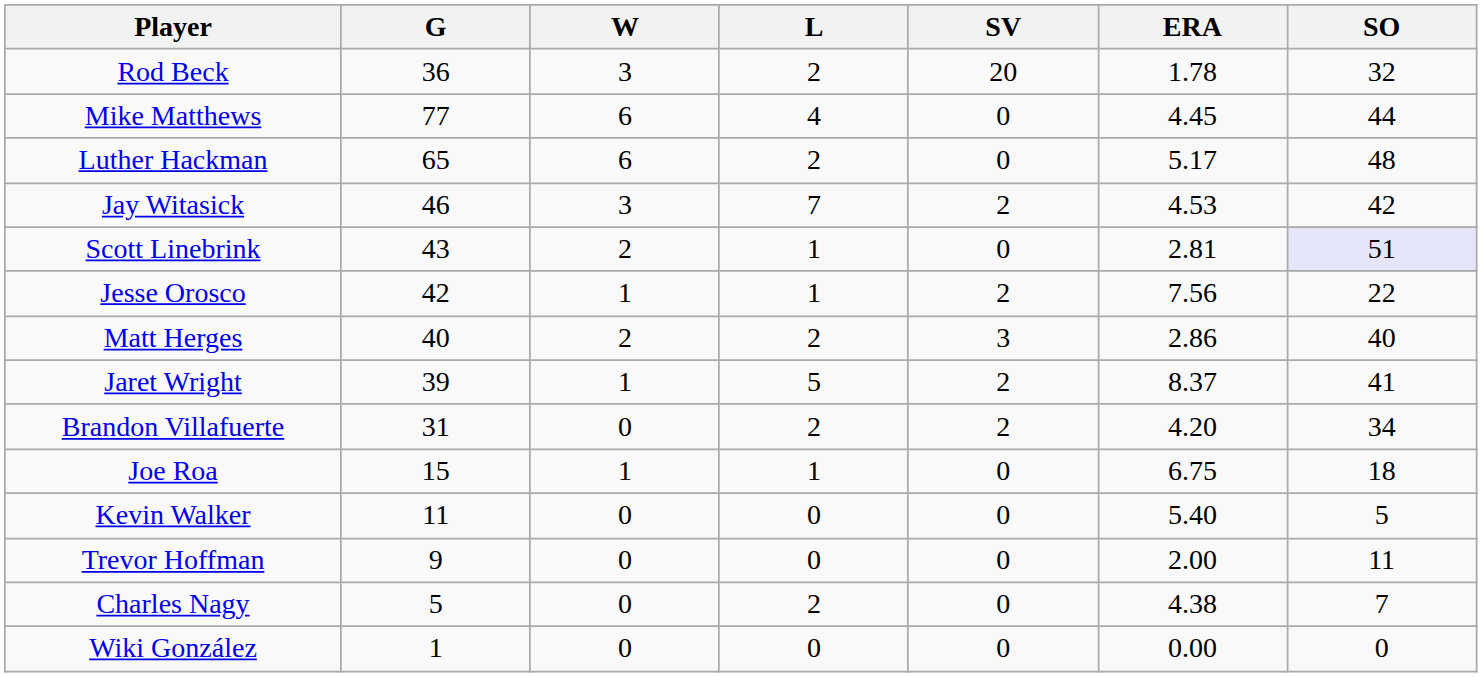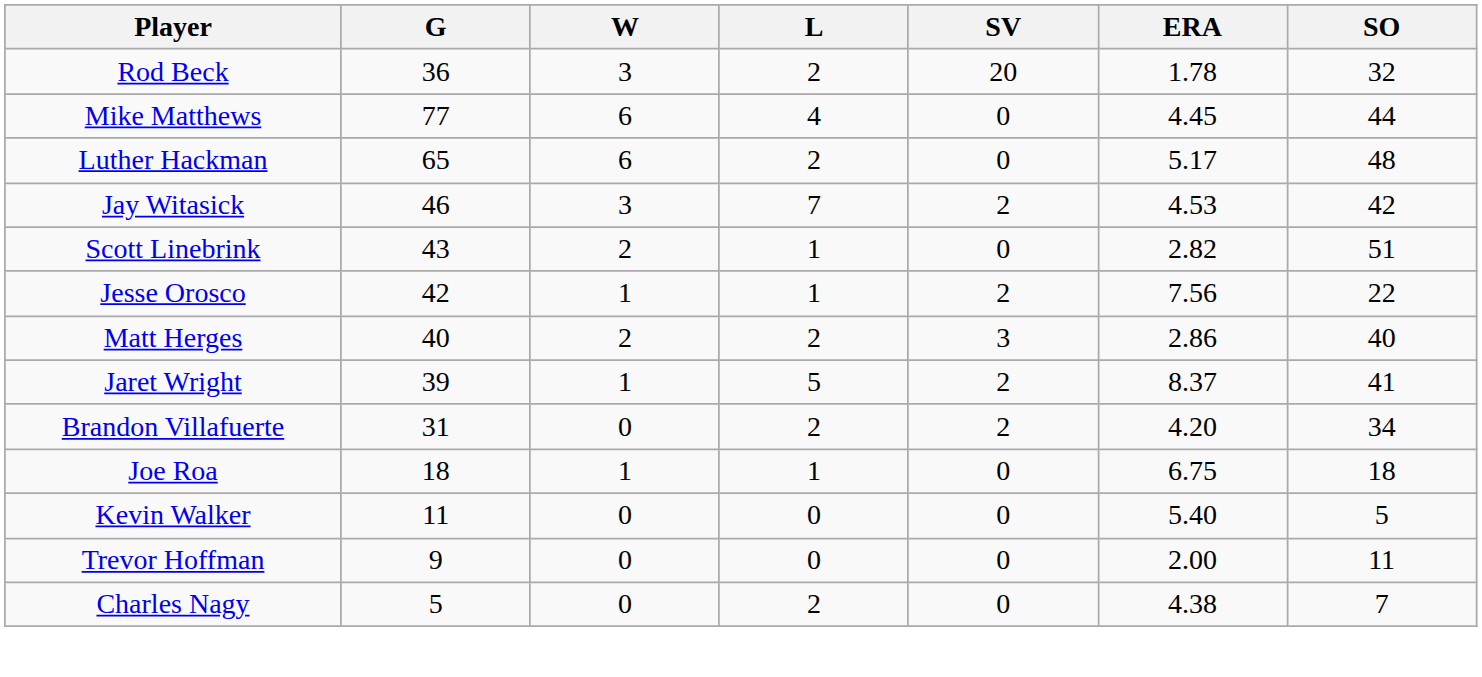(1192, 248) 2.81 -> (1192, 248) 2.82
(1382, 248) lavender background -> (1382, 248) no background
(436, 470) 15 -> (436, 470) 18
- row: (173, 648)
